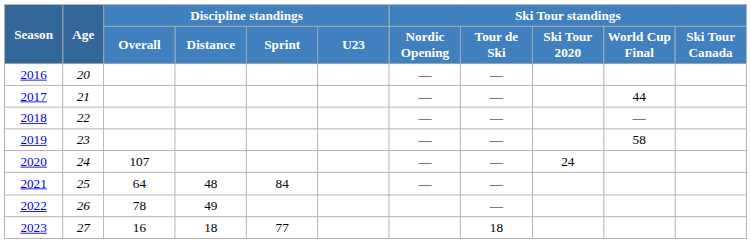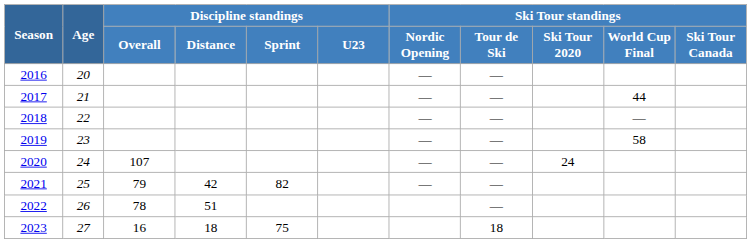(139, 183) 64 -> (139, 183) 79
(211, 183) 48 -> (211, 183) 42
(282, 183) 84 -> (282, 183) 82
(211, 205) 49 -> (211, 205) 51
(282, 227) 77 -> (282, 227) 75
